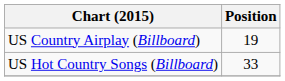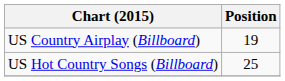(251, 64) 33 -> (251, 64) 25
